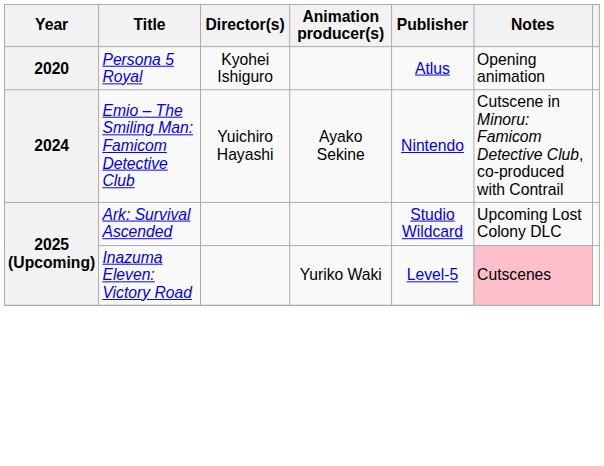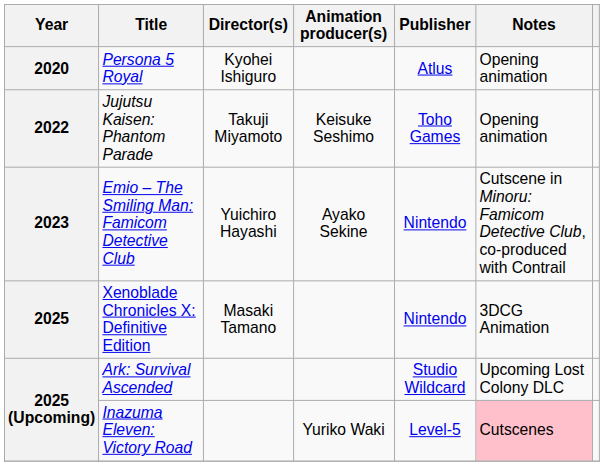+ row: (134, 128)
(52, 146) 2024 -> (52, 223) 2023
+ row: (149, 319)
